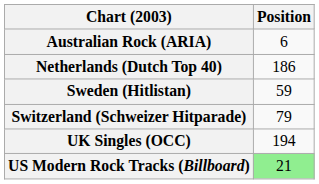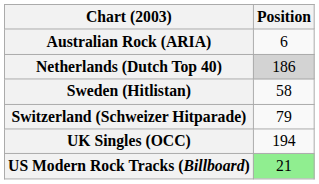(284, 66) no background -> (284, 66) lightgrey background
(284, 91) 59 -> (284, 91) 58
